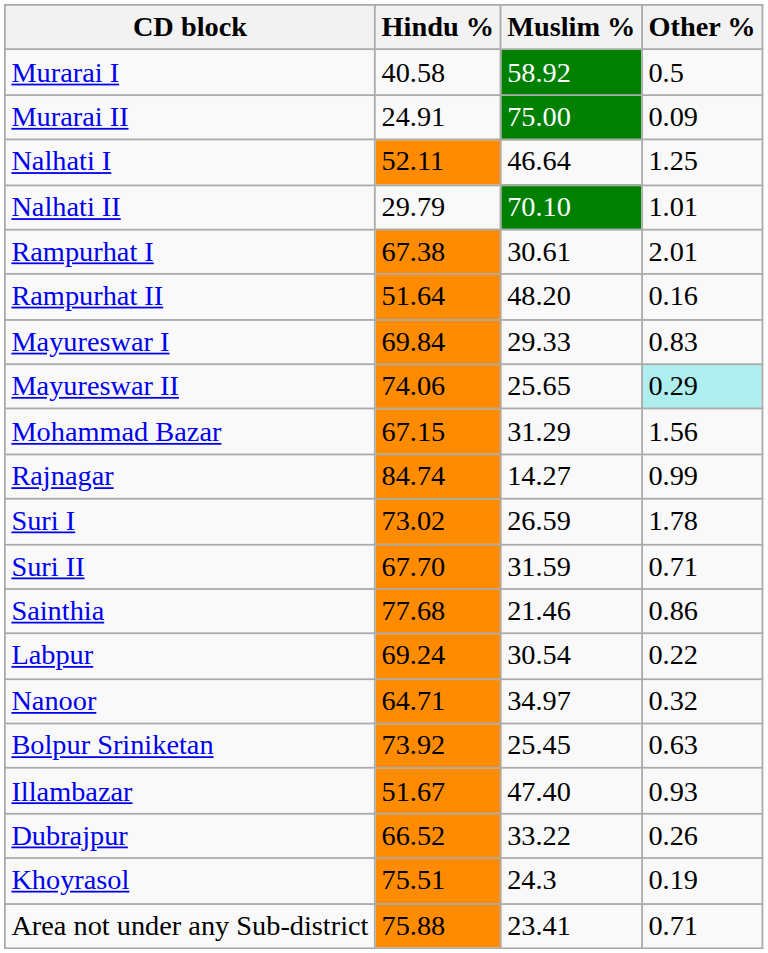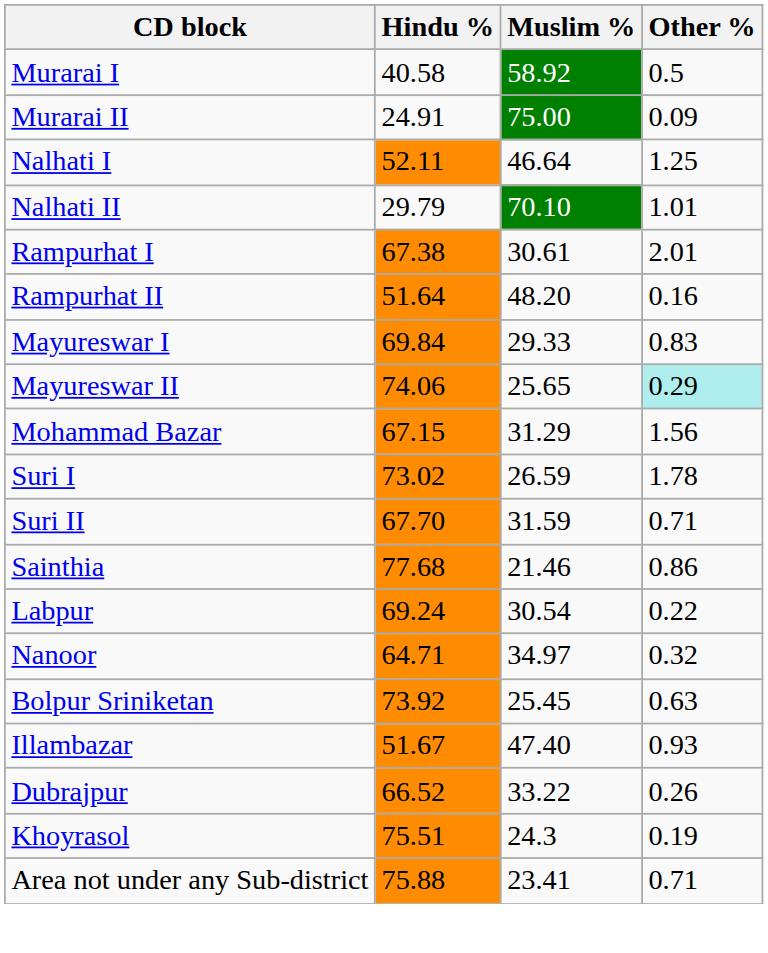- row: (63, 476)
